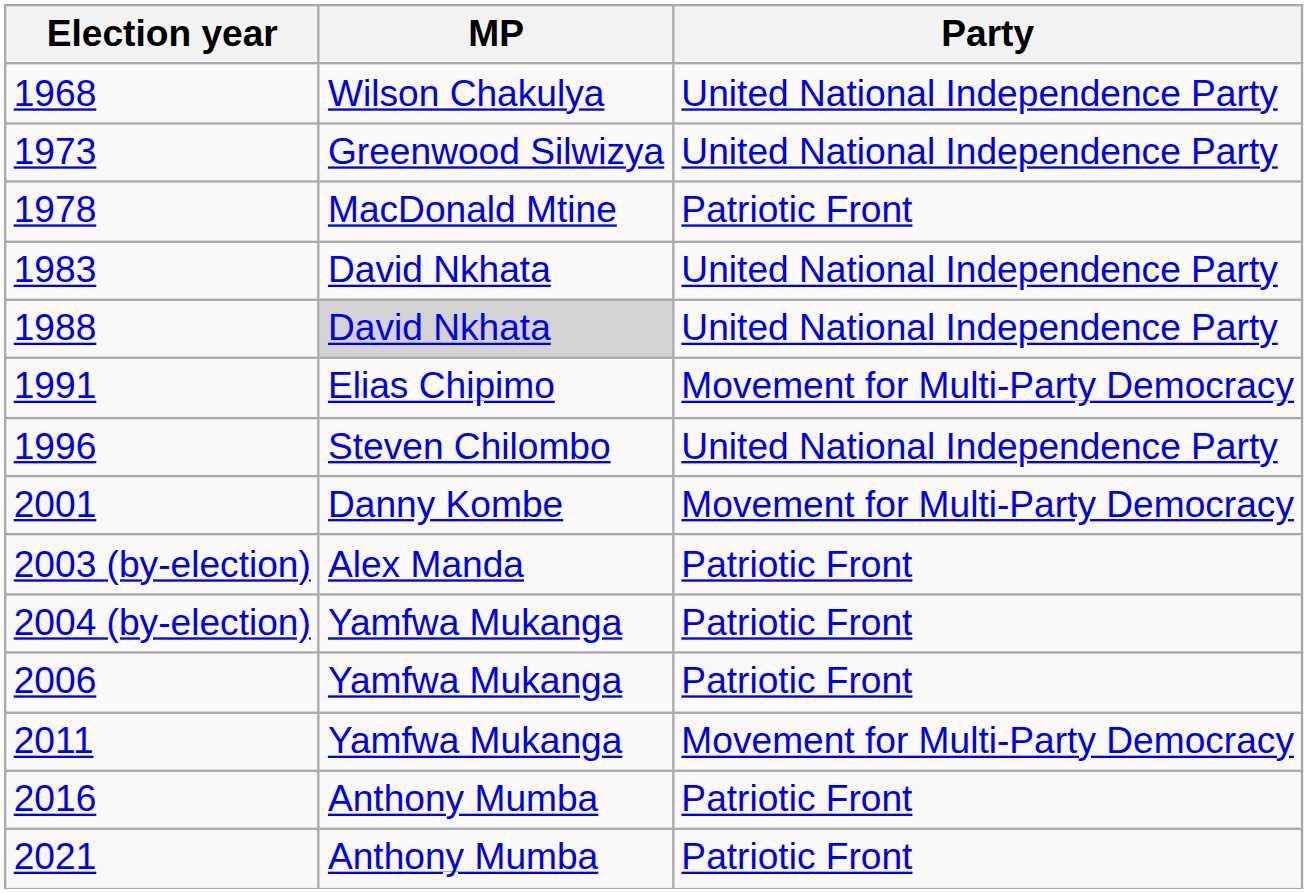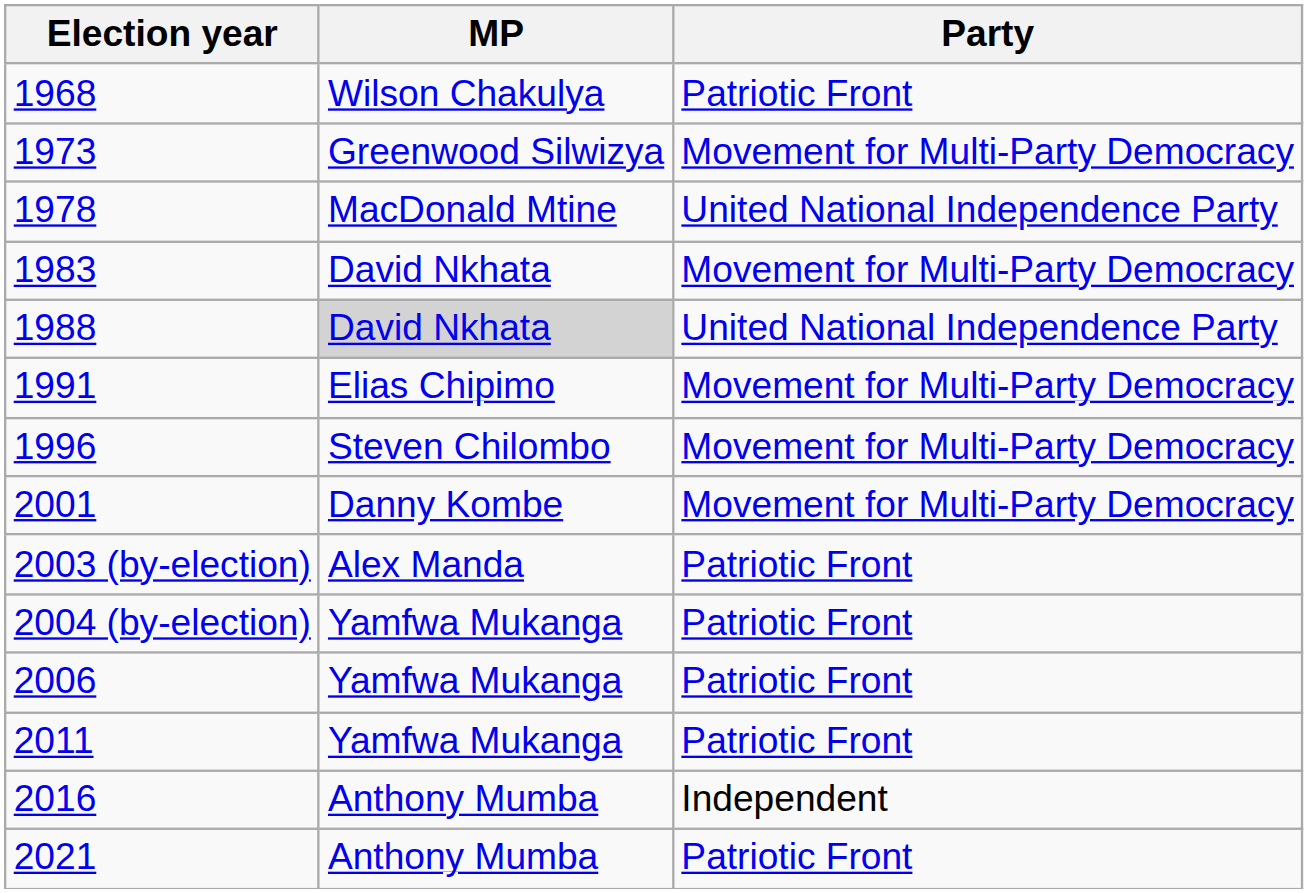(980, 92) United National Independence Party -> (797, 92) Patriotic Front
(980, 151) United National Independence Party -> (988, 151) Movement for Multi-Party Democracy
(797, 210) Patriotic Front -> (980, 210) United National Independence Party
(980, 269) United National Independence Party -> (988, 269) Movement for Multi-Party Democracy
(980, 446) United National Independence Party -> (988, 446) Movement for Multi-Party Democracy
(988, 740) Movement for Multi-Party Democracy -> (797, 740) Patriotic Front
(797, 799) Patriotic Front -> (785, 799) Independent
